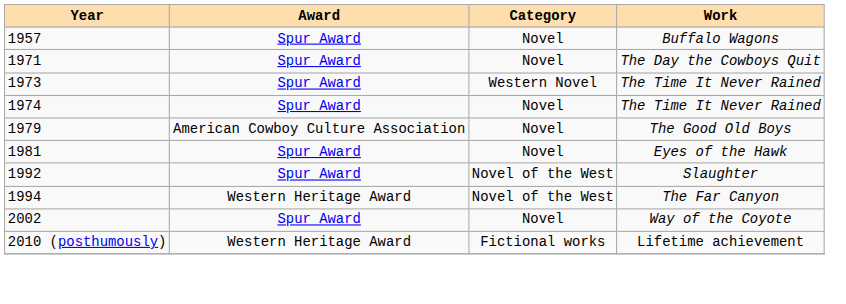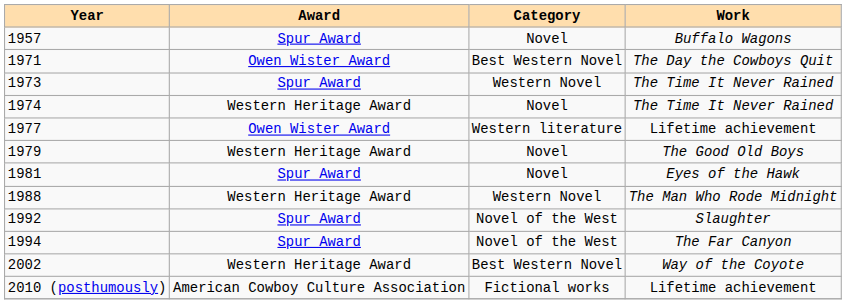(319, 61) Spur Award -> (319, 61) Owen Wister Award
(543, 61) Novel -> (547, 61) Best Western Novel
(319, 107) Spur Award -> (319, 107) Western Heritage Award
+ row: (25, 129)
(319, 129) American Cowboy Culture Association -> (319, 152) Western Heritage Award
+ row: (25, 197)
(319, 197) Western Heritage Award -> (319, 243) Spur Award
(319, 220) Spur Award -> (319, 265) Western Heritage Award
(543, 220) Novel -> (547, 265) Best Western Novel
(319, 243) Western Heritage Award -> (319, 288) American Cowboy Culture Association
